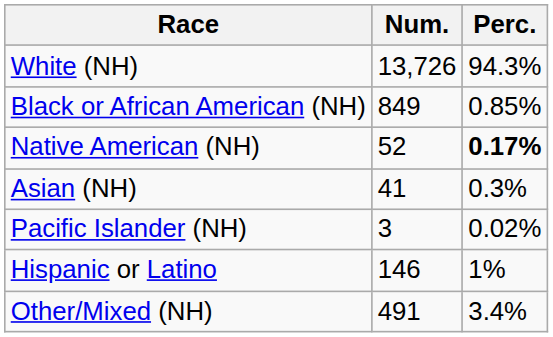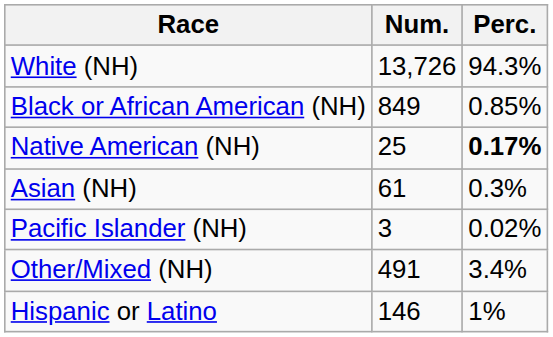(392, 147) 52 -> (392, 147) 25
(392, 188) 41 -> (392, 188) 61
rows swapped: (112, 310) <-> (114, 270)
